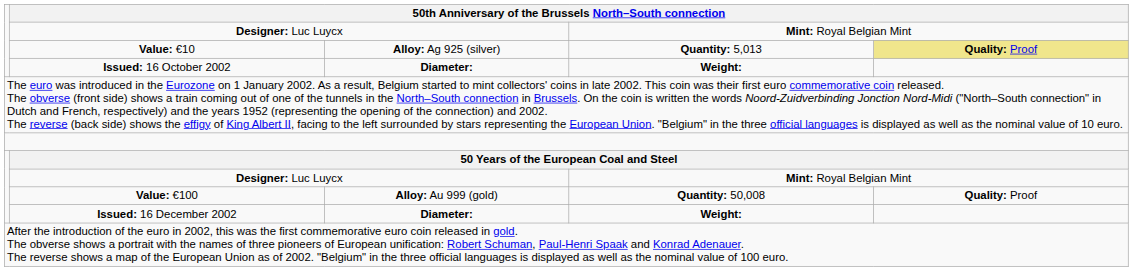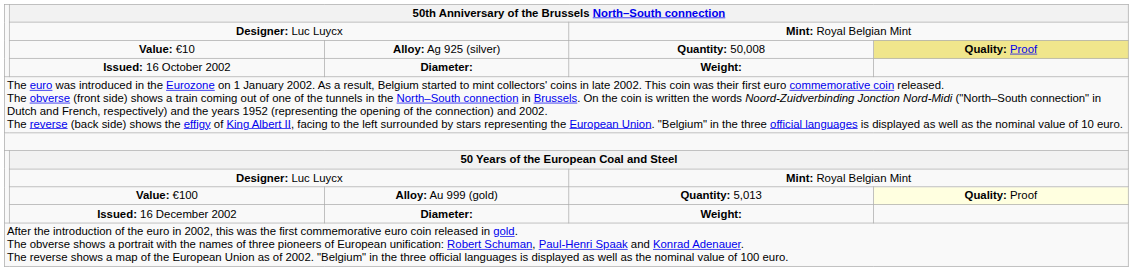(721, 49) Quantity: 5,013 -> (721, 49) Quantity: 50,008
(721, 195) Quantity: 50,008 -> (721, 195) Quantity: 5,013
(1001, 195) no background -> (1001, 195) lightyellow background
